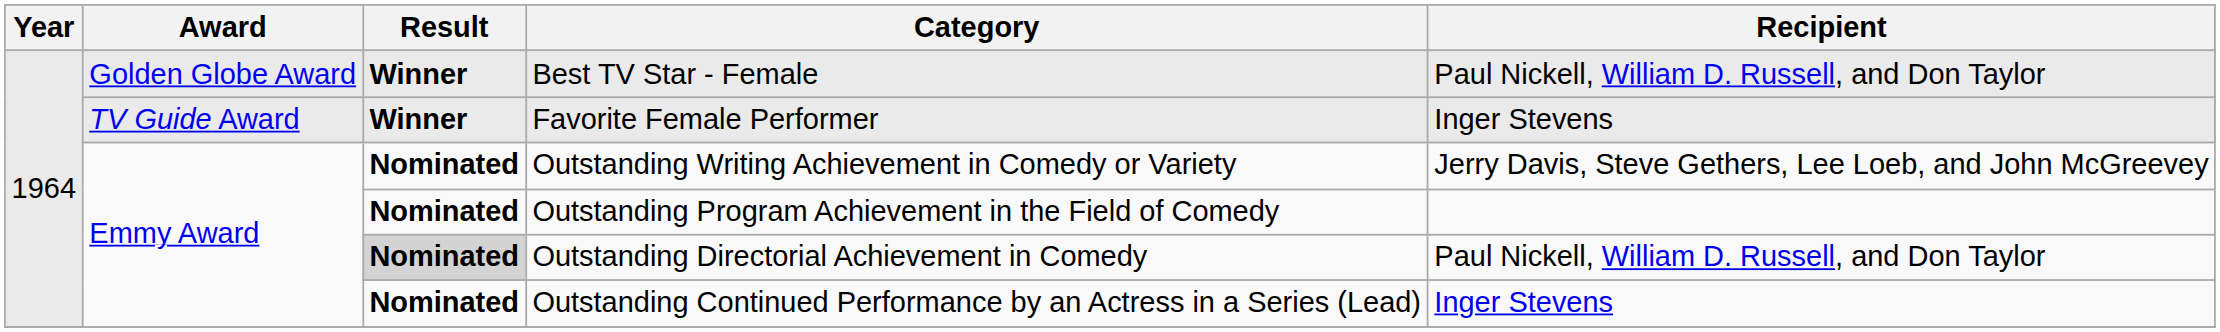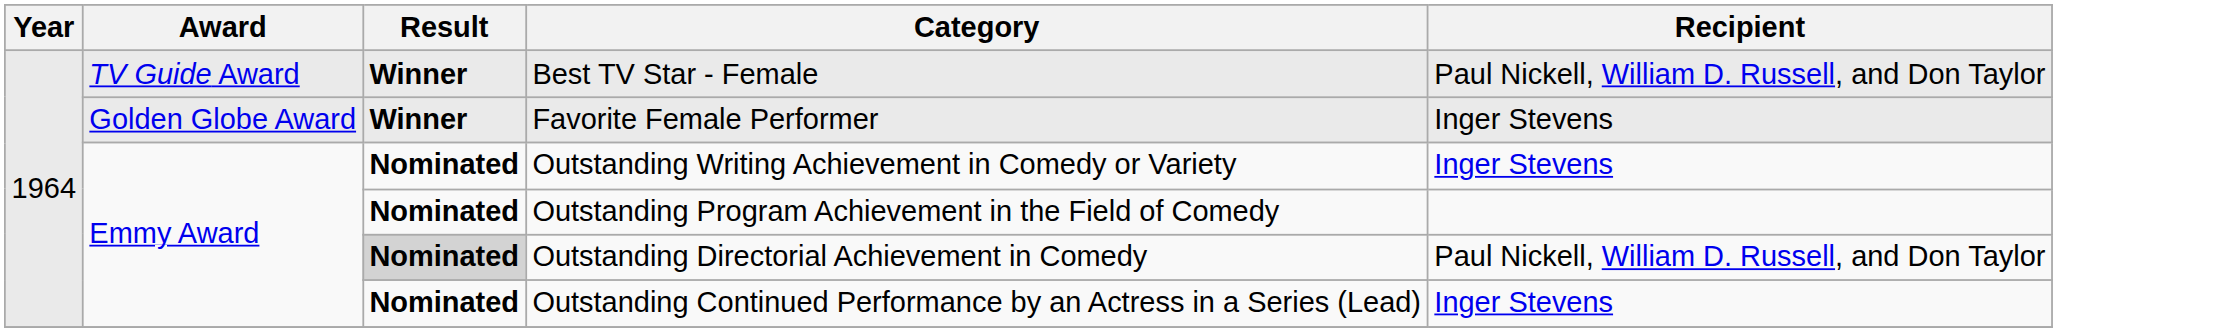(223, 73) Golden Globe Award -> (195, 73) TV Guide Award
(195, 119) TV Guide Award -> (223, 119) Golden Globe Award
(1821, 165) Jerry Davis, Steve Gethers, Lee Loeb, and John McGreevey -> (1524, 165) Inger Stevens
